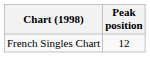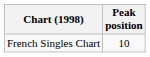(124, 43) 12 -> (124, 43) 10
